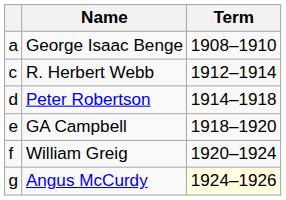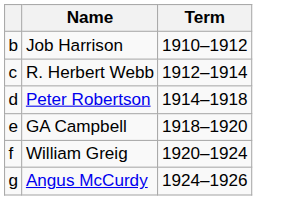- row: (104, 45)
+ row: (74, 45)
(234, 180) lightyellow background -> (205, 180) no background
